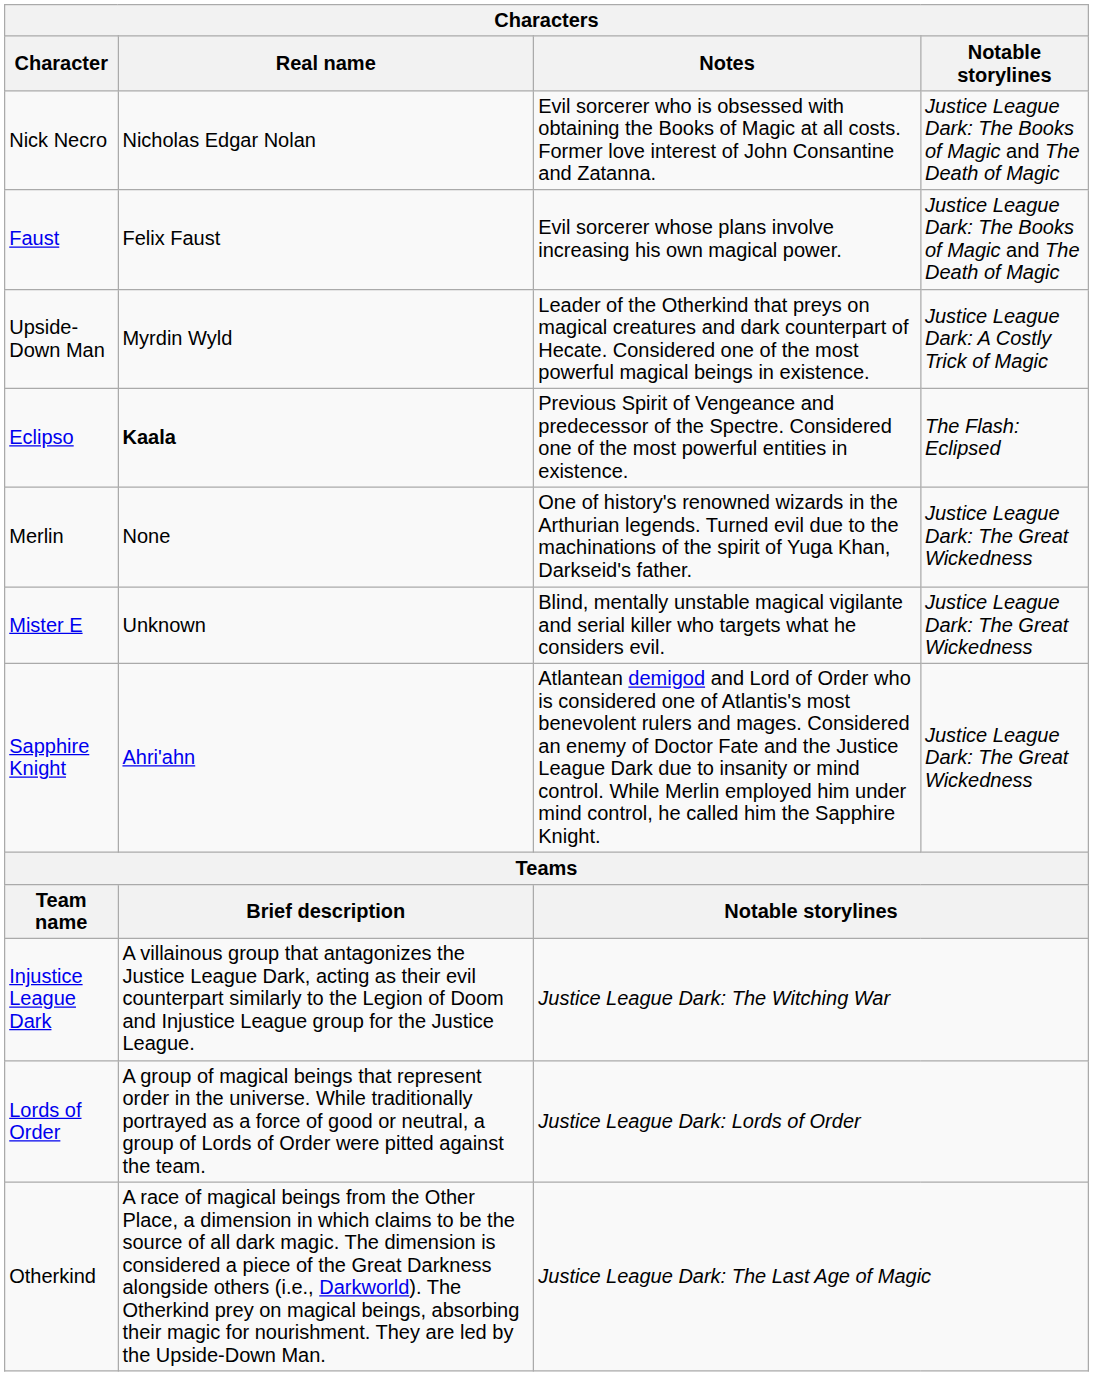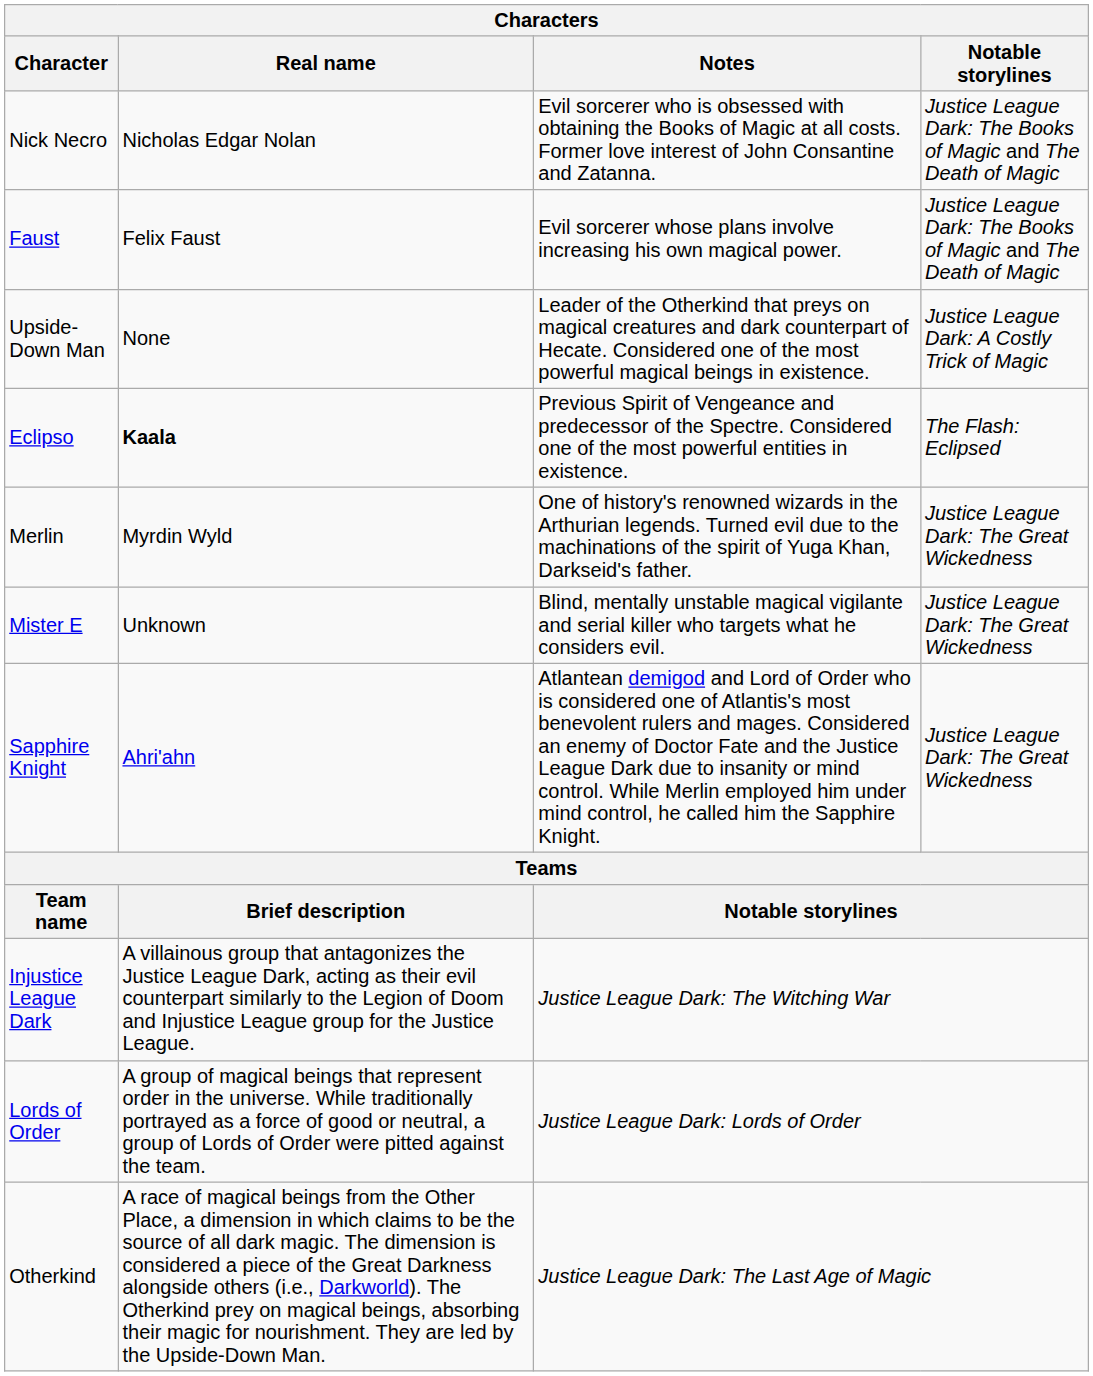(177, 338) Myrdin Wyld -> (146, 338) None
(146, 536) None -> (177, 536) Myrdin Wyld
